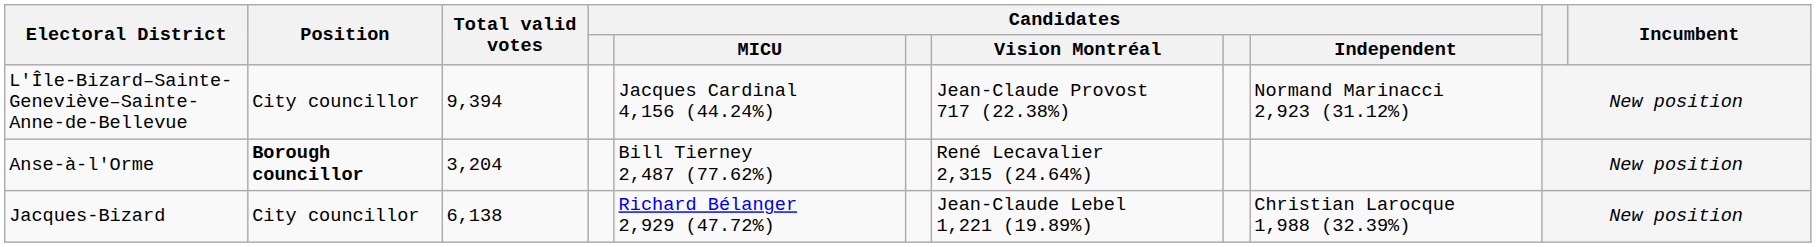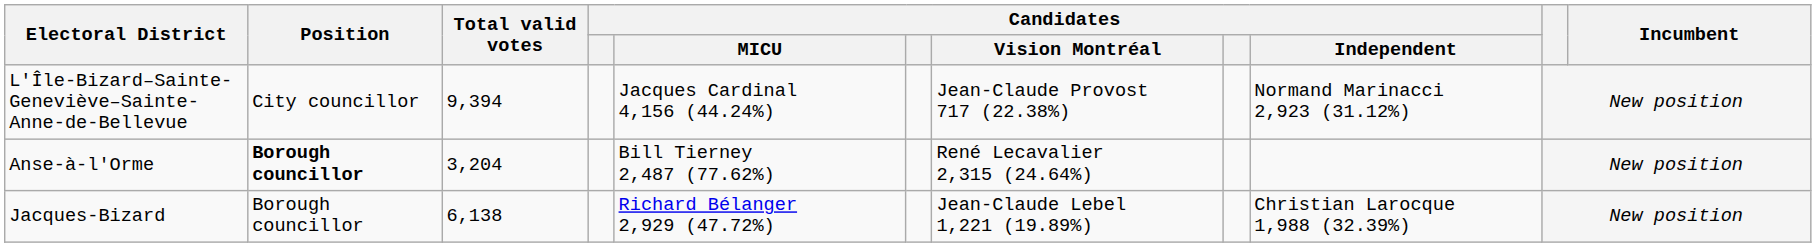(336, 216) City councillor -> (308, 216) Borough councillor
